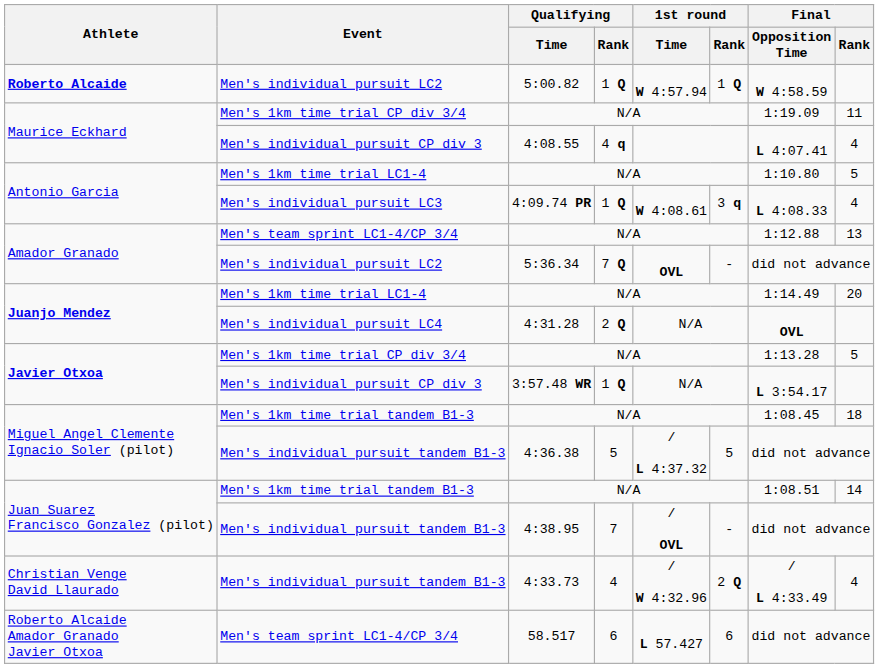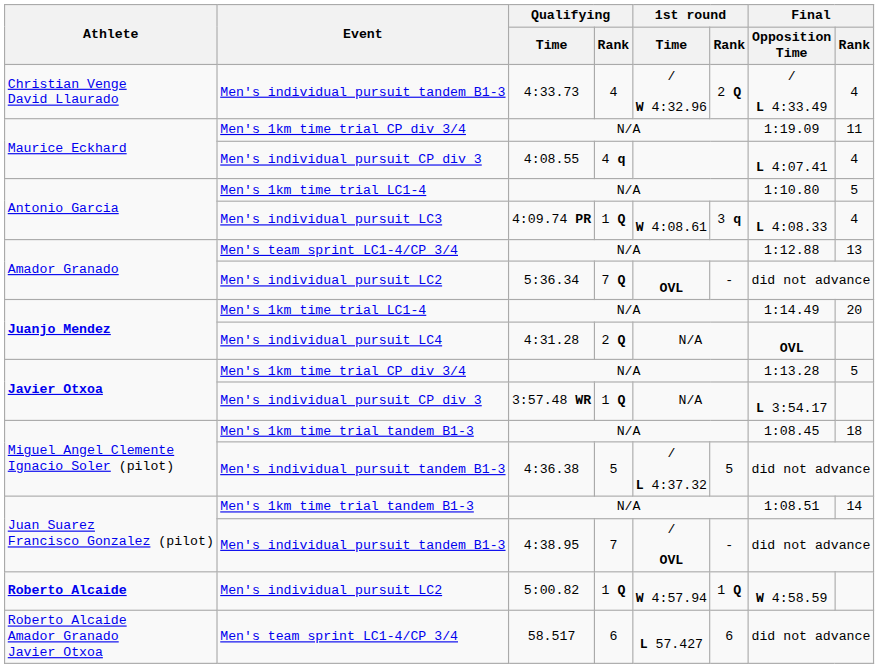rows swapped: (67, 84) <-> (67, 583)
